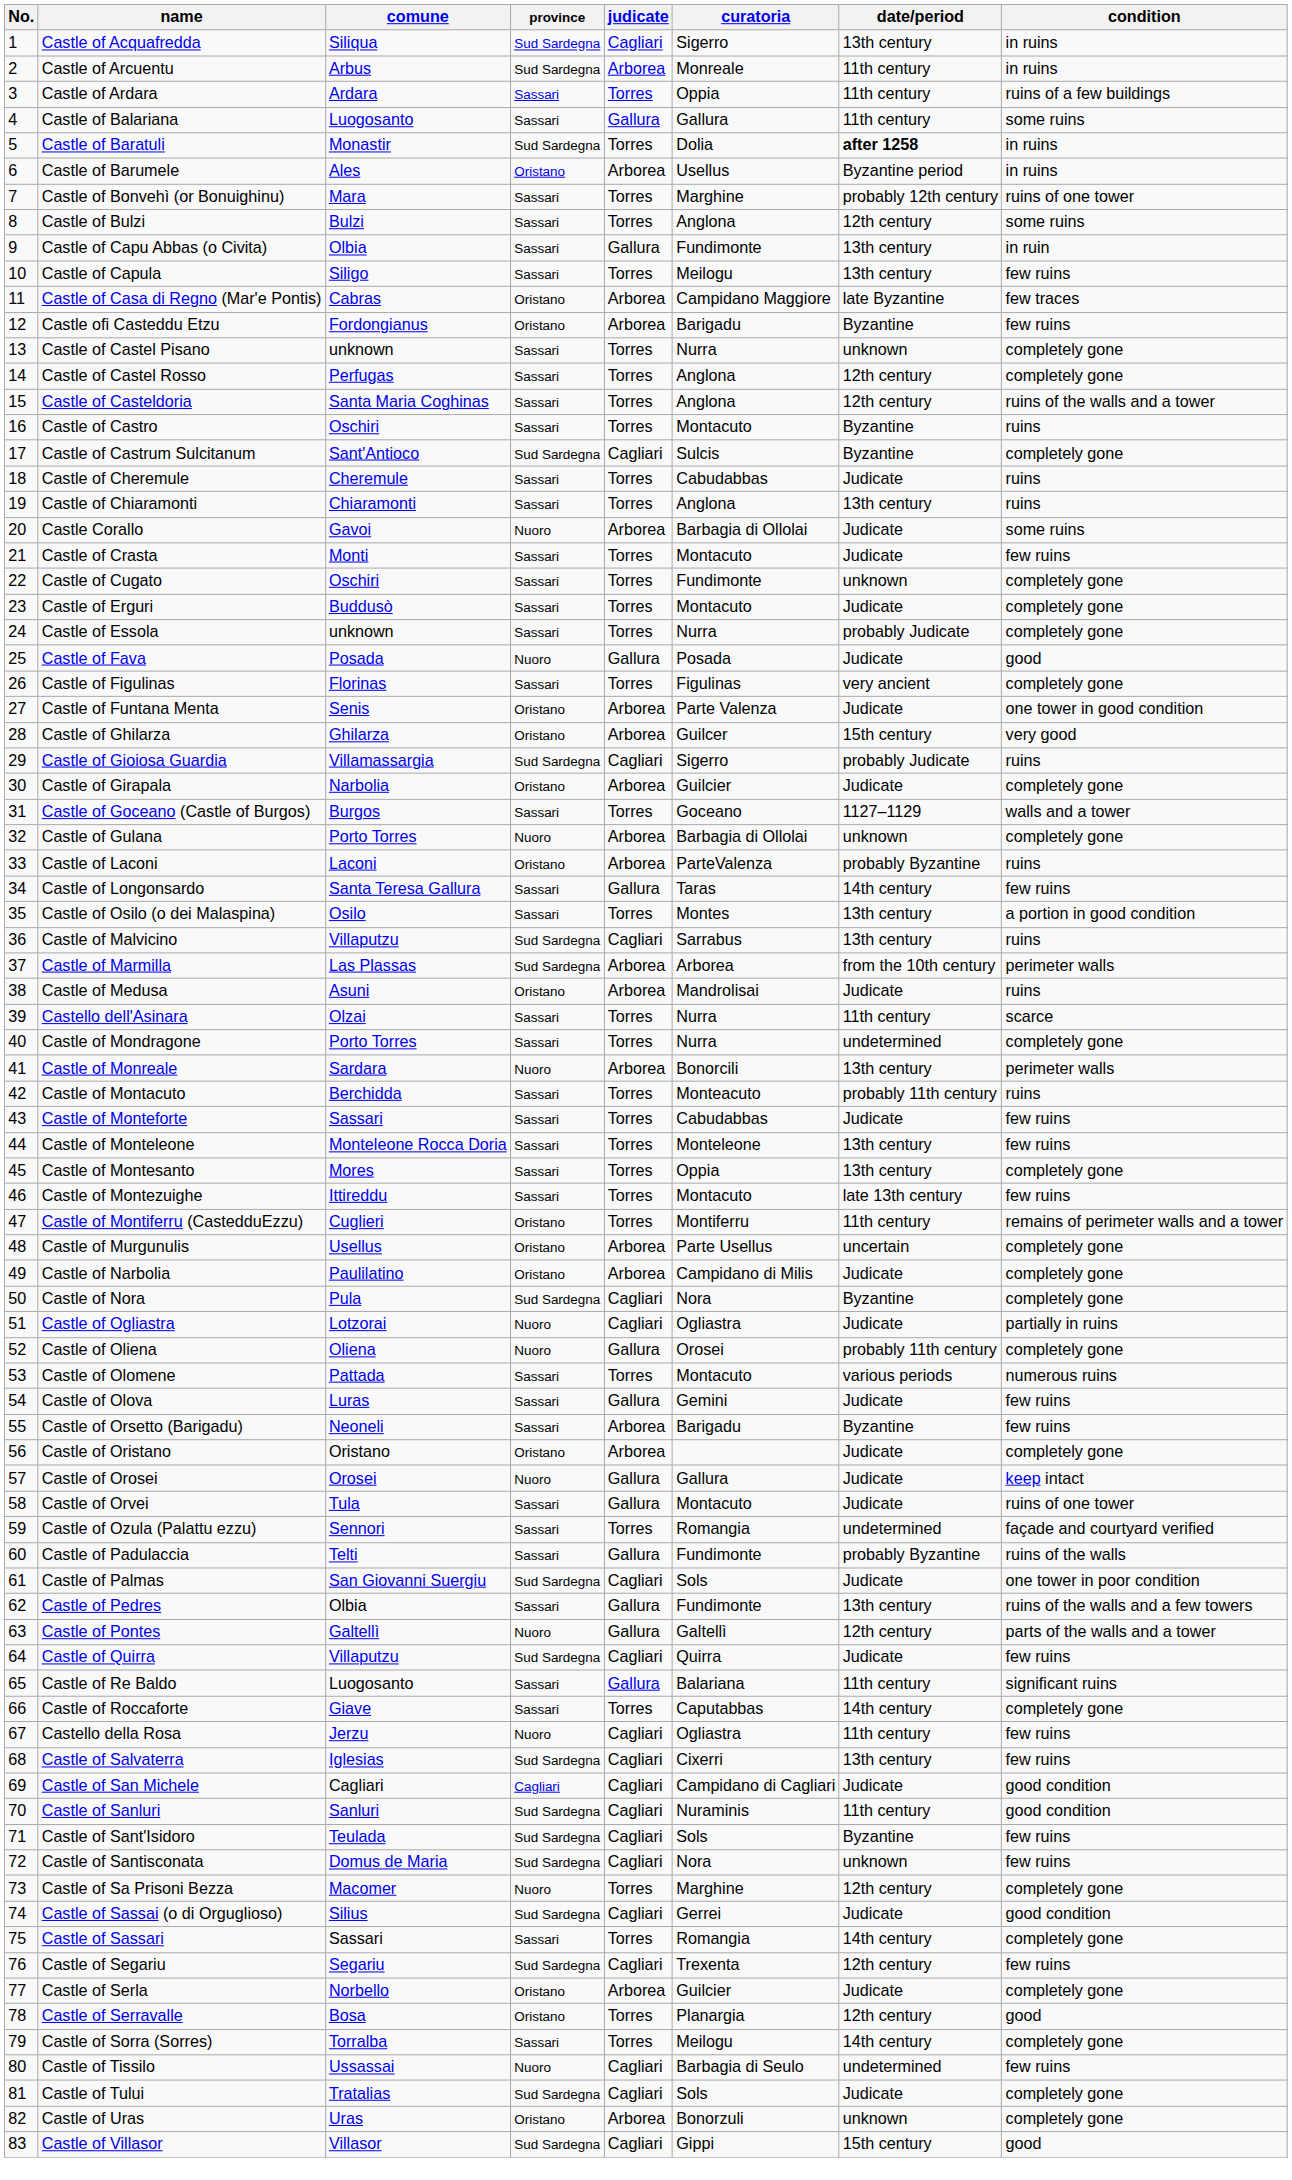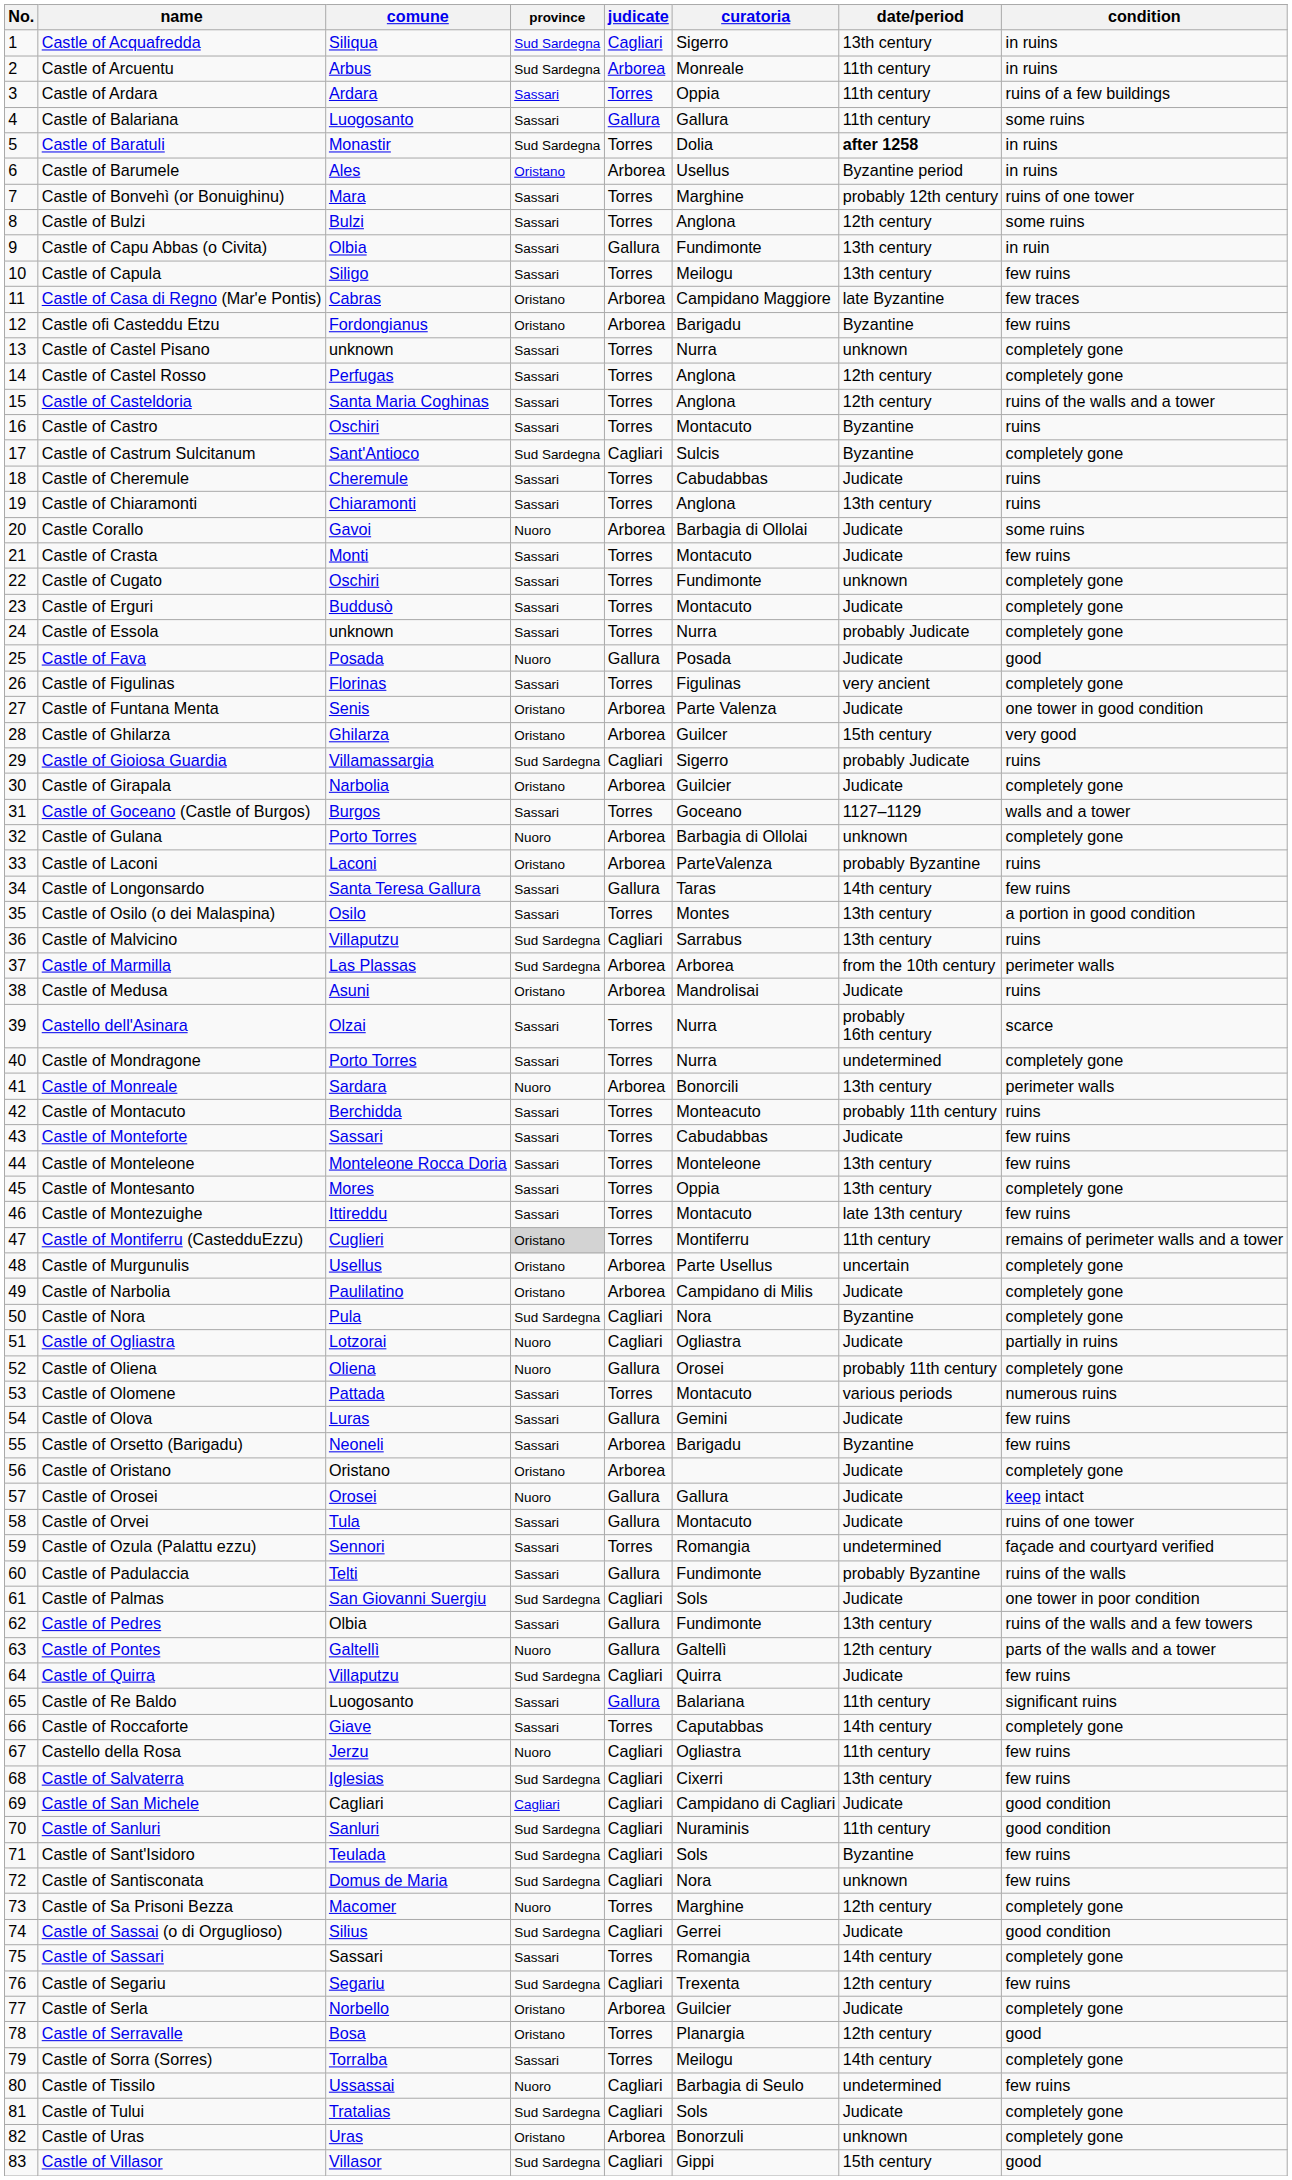(887, 1016) 11th century -> (887, 1025) probably 16th century
(540, 1222) no background -> (540, 1241) lightgrey background
